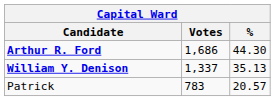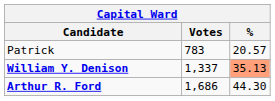rows swapped: (54, 50) <-> (31, 86)
(250, 68) no background -> (250, 68) lightsalmon background
